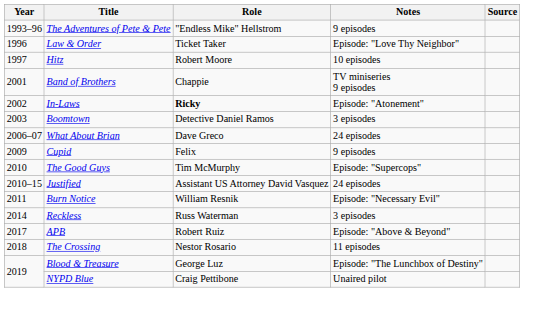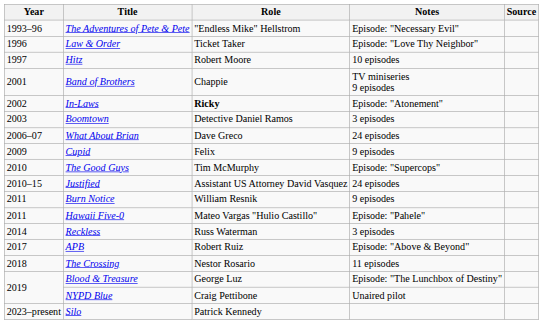(354, 28) 9 episodes -> (406, 28) Episode: "Necessary Evil"
(386, 199) Episode: "Necessary Evil" -> (373, 199) 9 episodes
+ row: (95, 215)
+ row: (73, 311)
